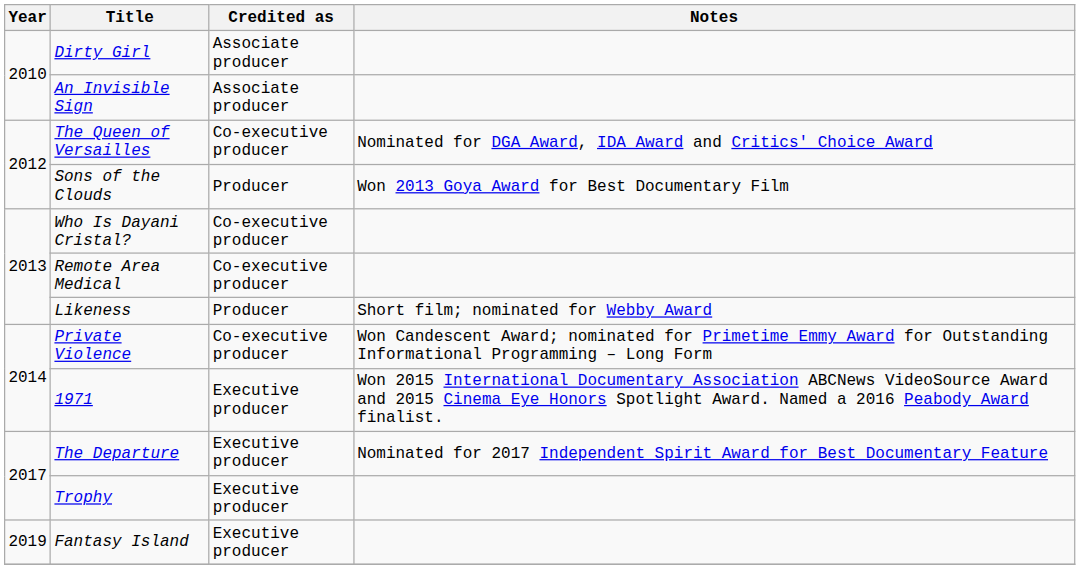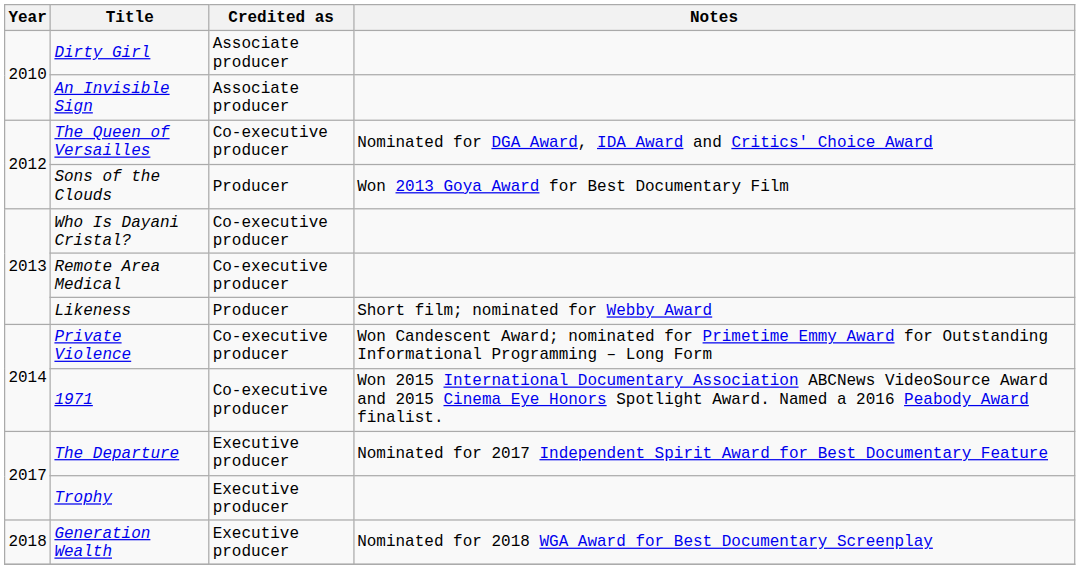(256, 400) Executive producer -> (270, 400) Co-executive producer
+ row: (102, 543)
- row: (122, 543)
